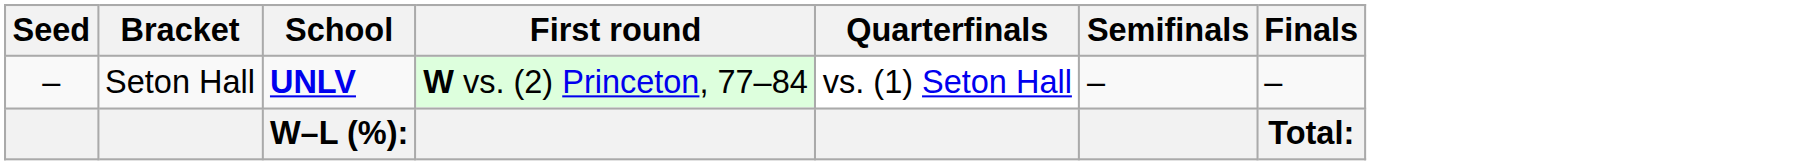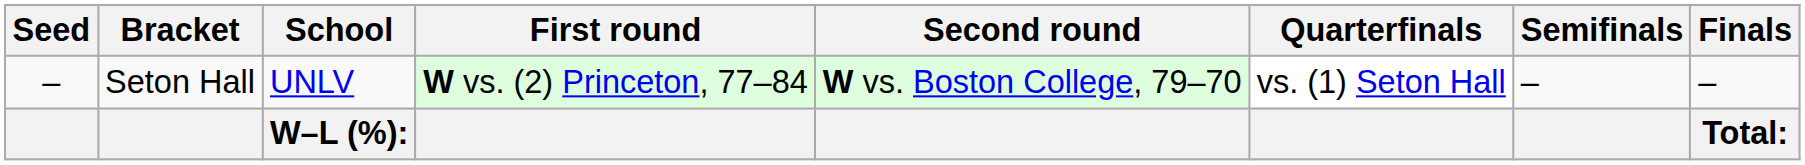+ column: (1032, 30)
(313, 81) bold -> (312, 81) normal
